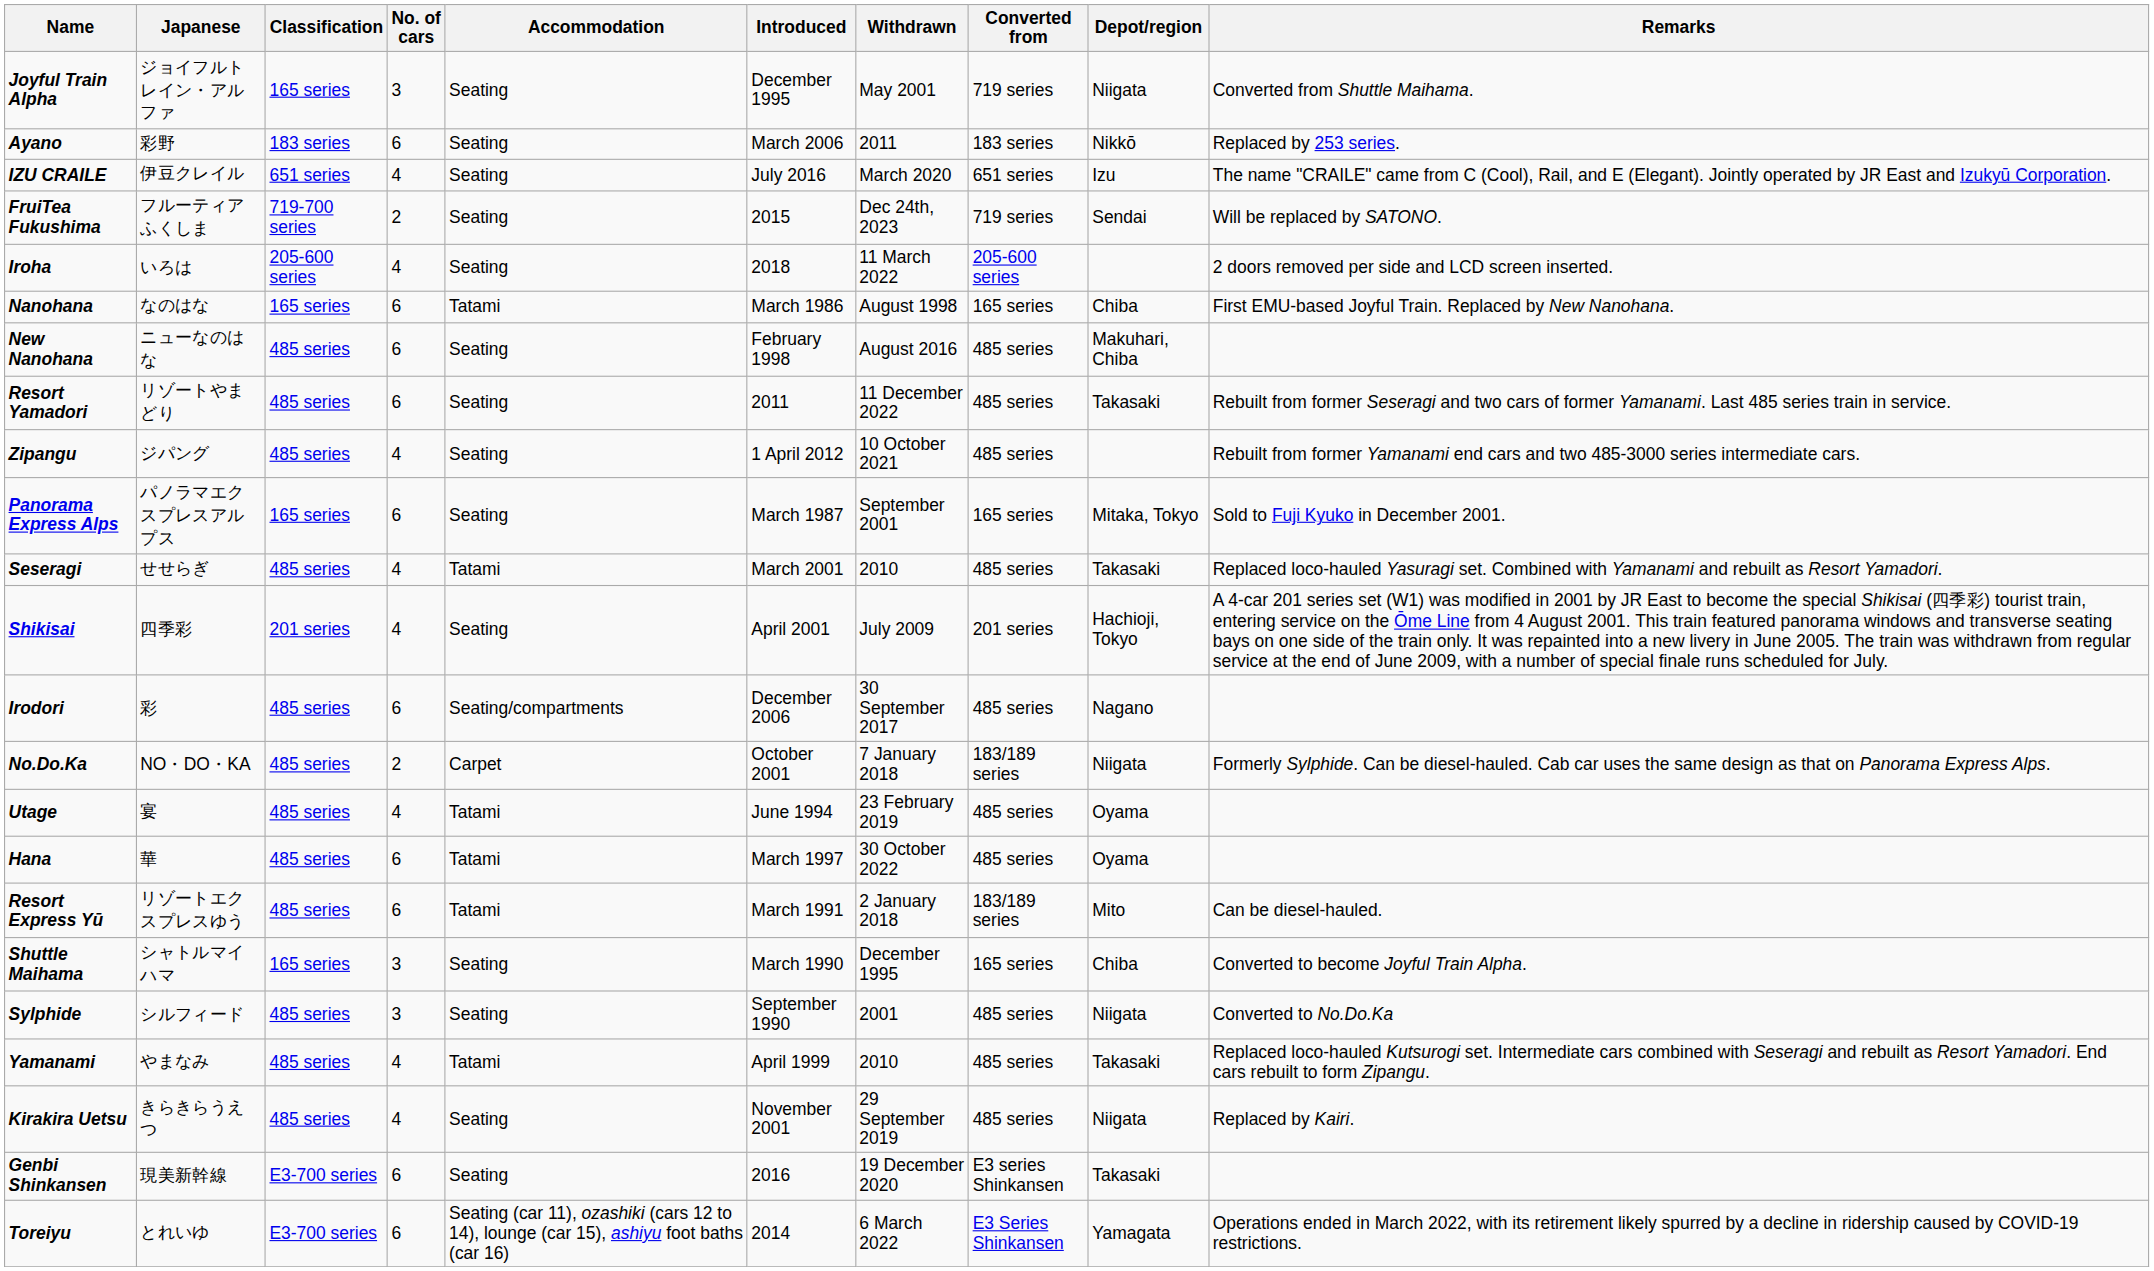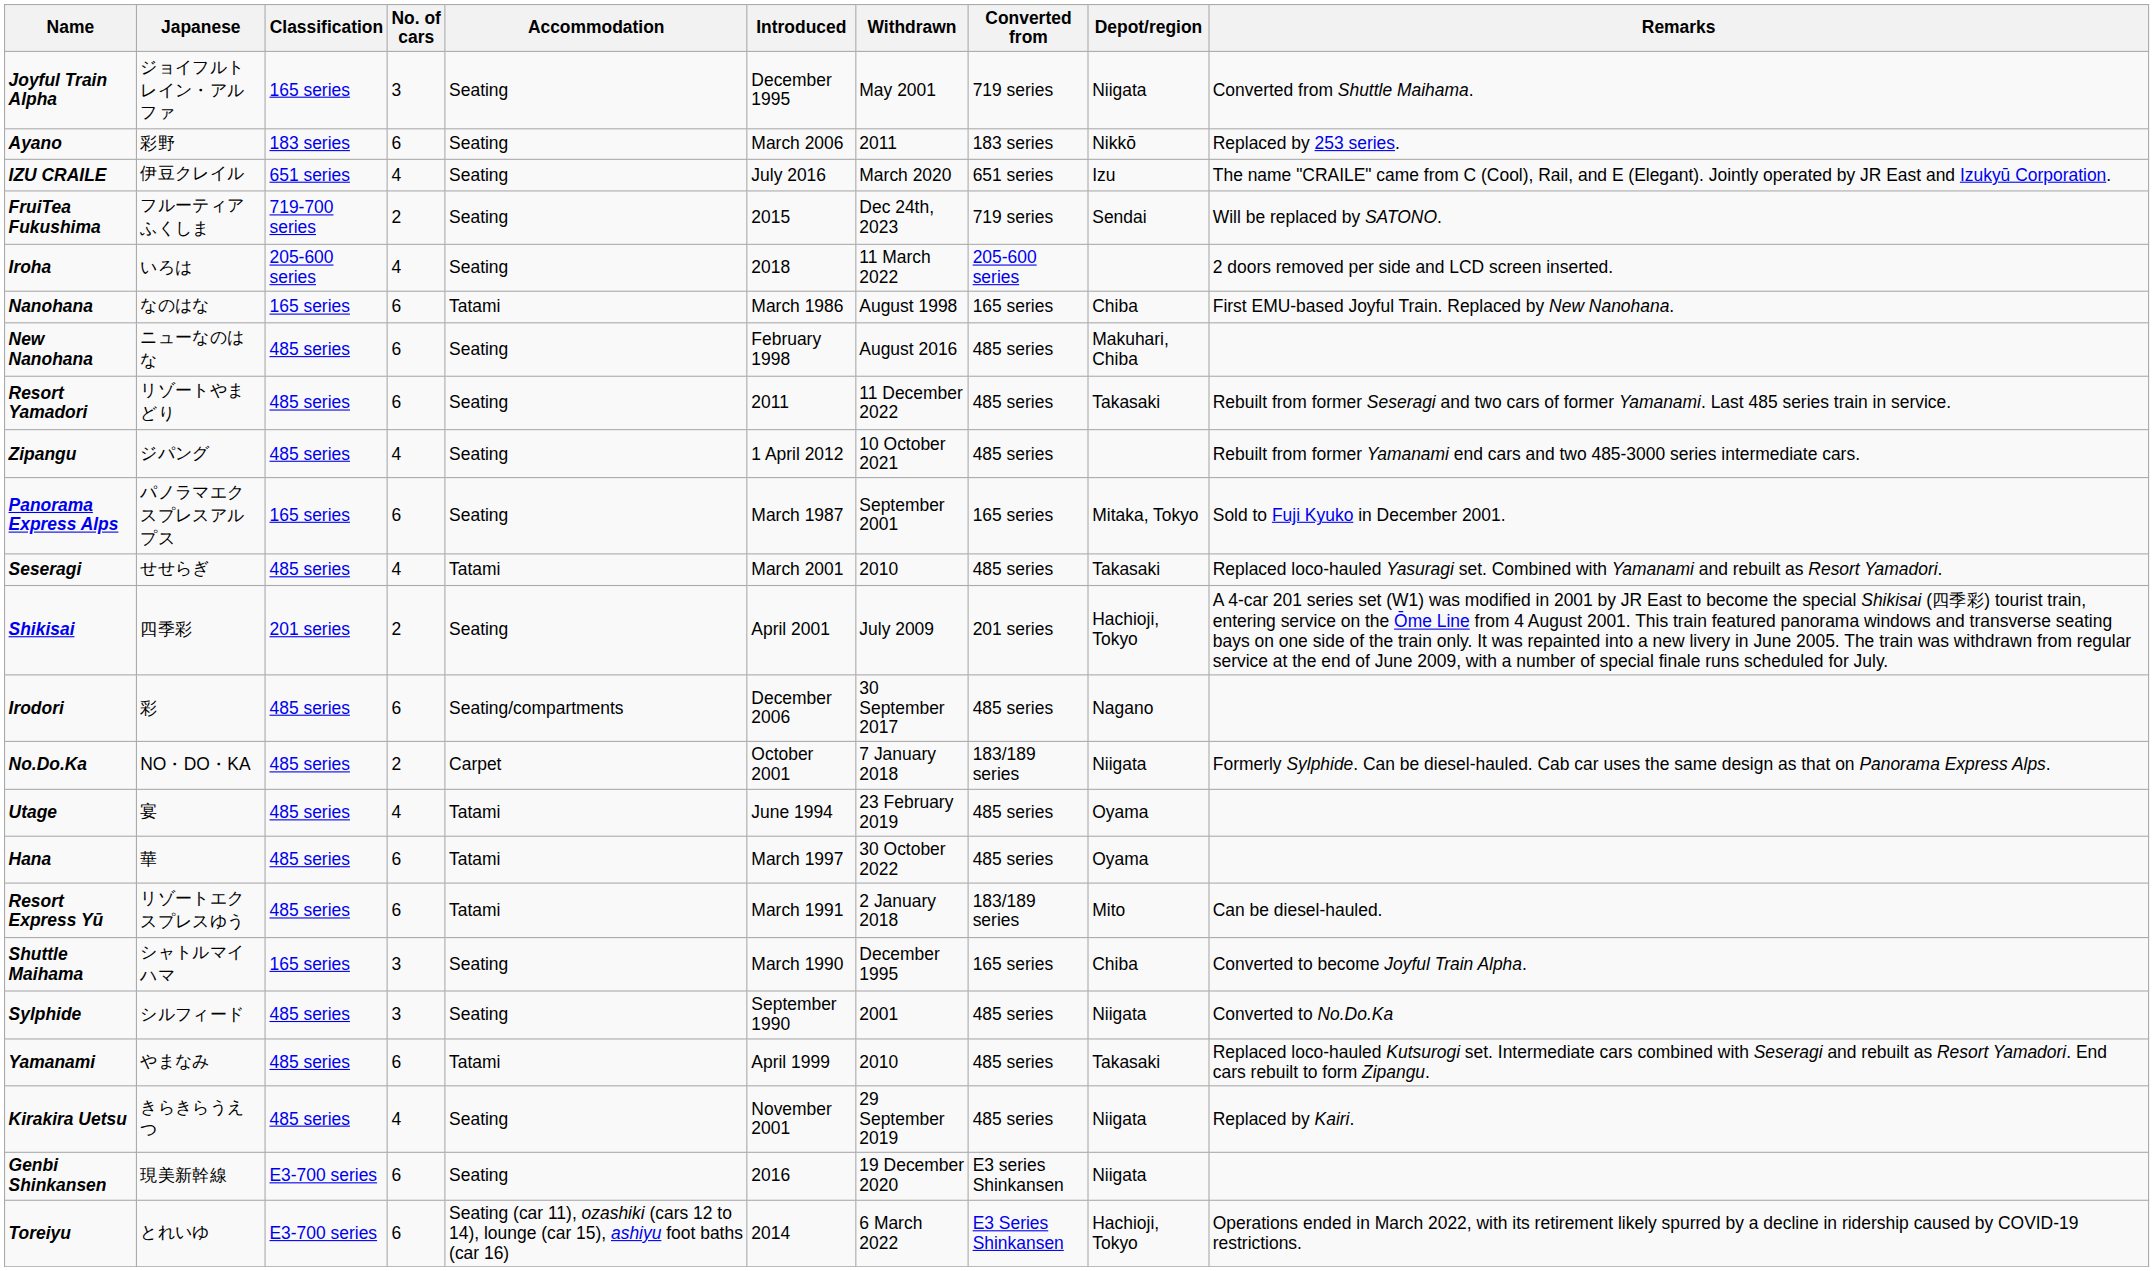(396, 629) 4 -> (396, 629) 2
(396, 1062) 4 -> (396, 1062) 6
(1126, 1176) Takasaki -> (1119, 1176) Niigata
(1131, 1233) Yamagata -> (1126, 1233) Hachioji, Tokyo
